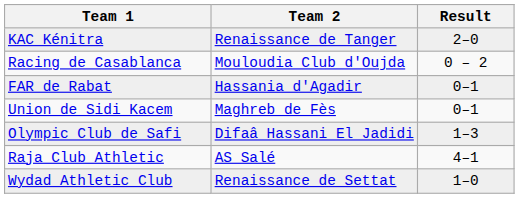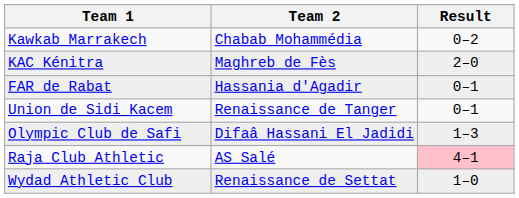+ row: (77, 40)
(306, 40) Renaissance de Tanger -> (275, 63) Maghreb de Fès
- row: (95, 63)
(275, 110) Maghreb de Fès -> (306, 110) Renaissance de Tanger
(466, 157) no background -> (466, 157) pink background
